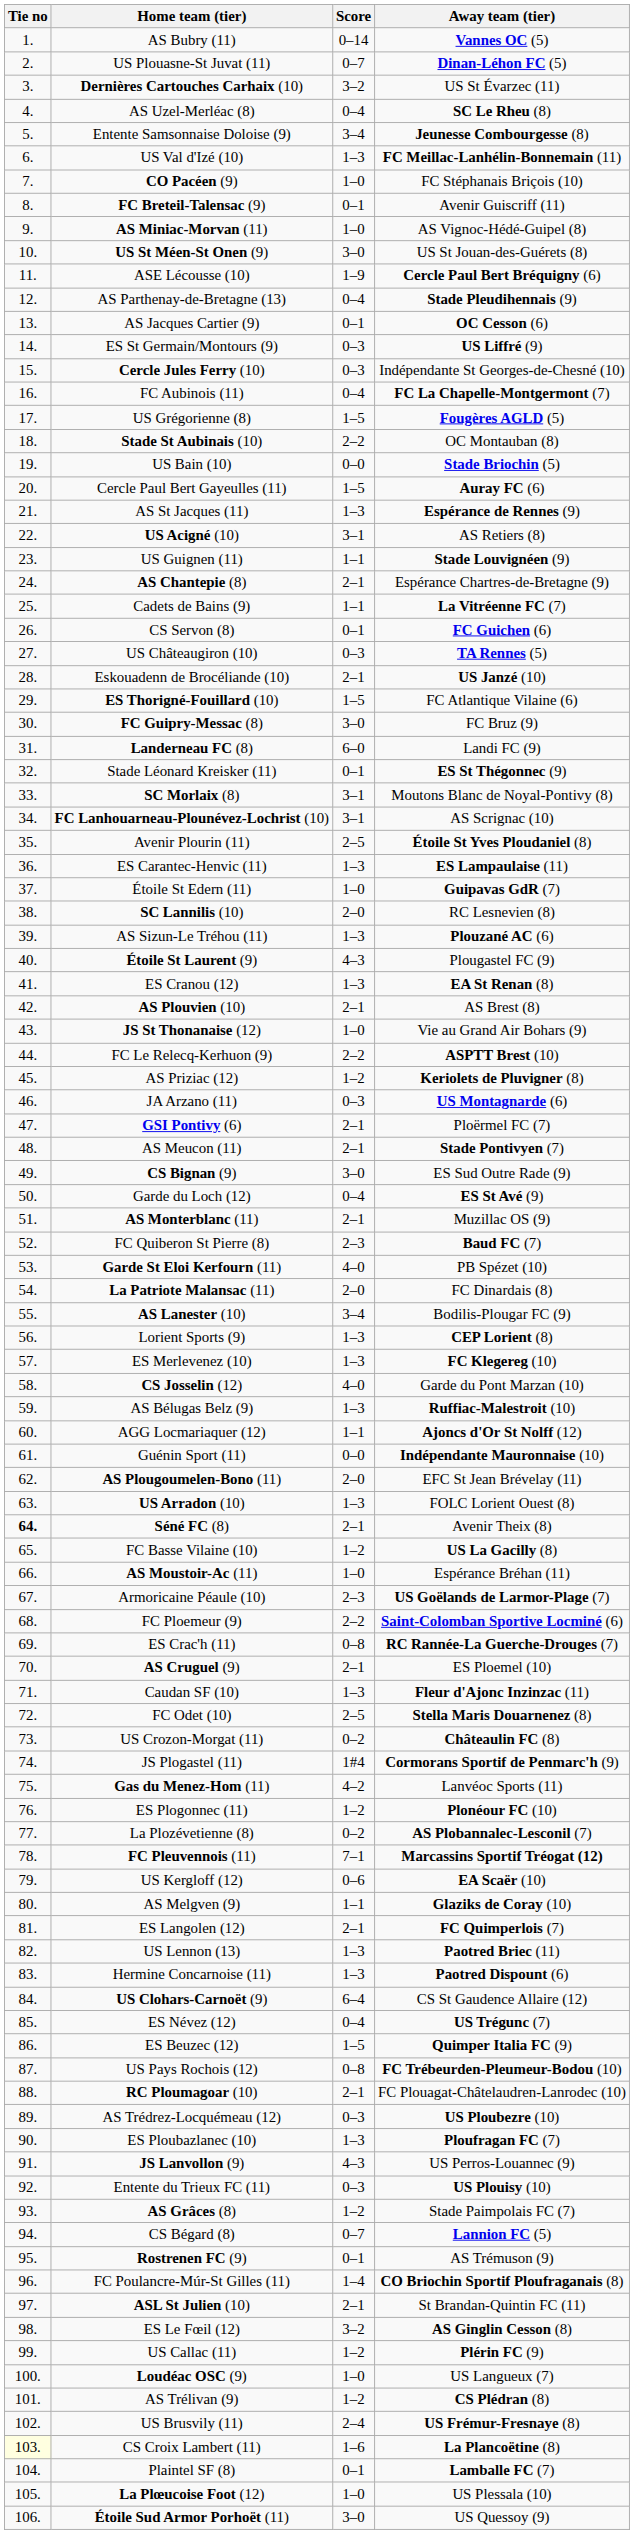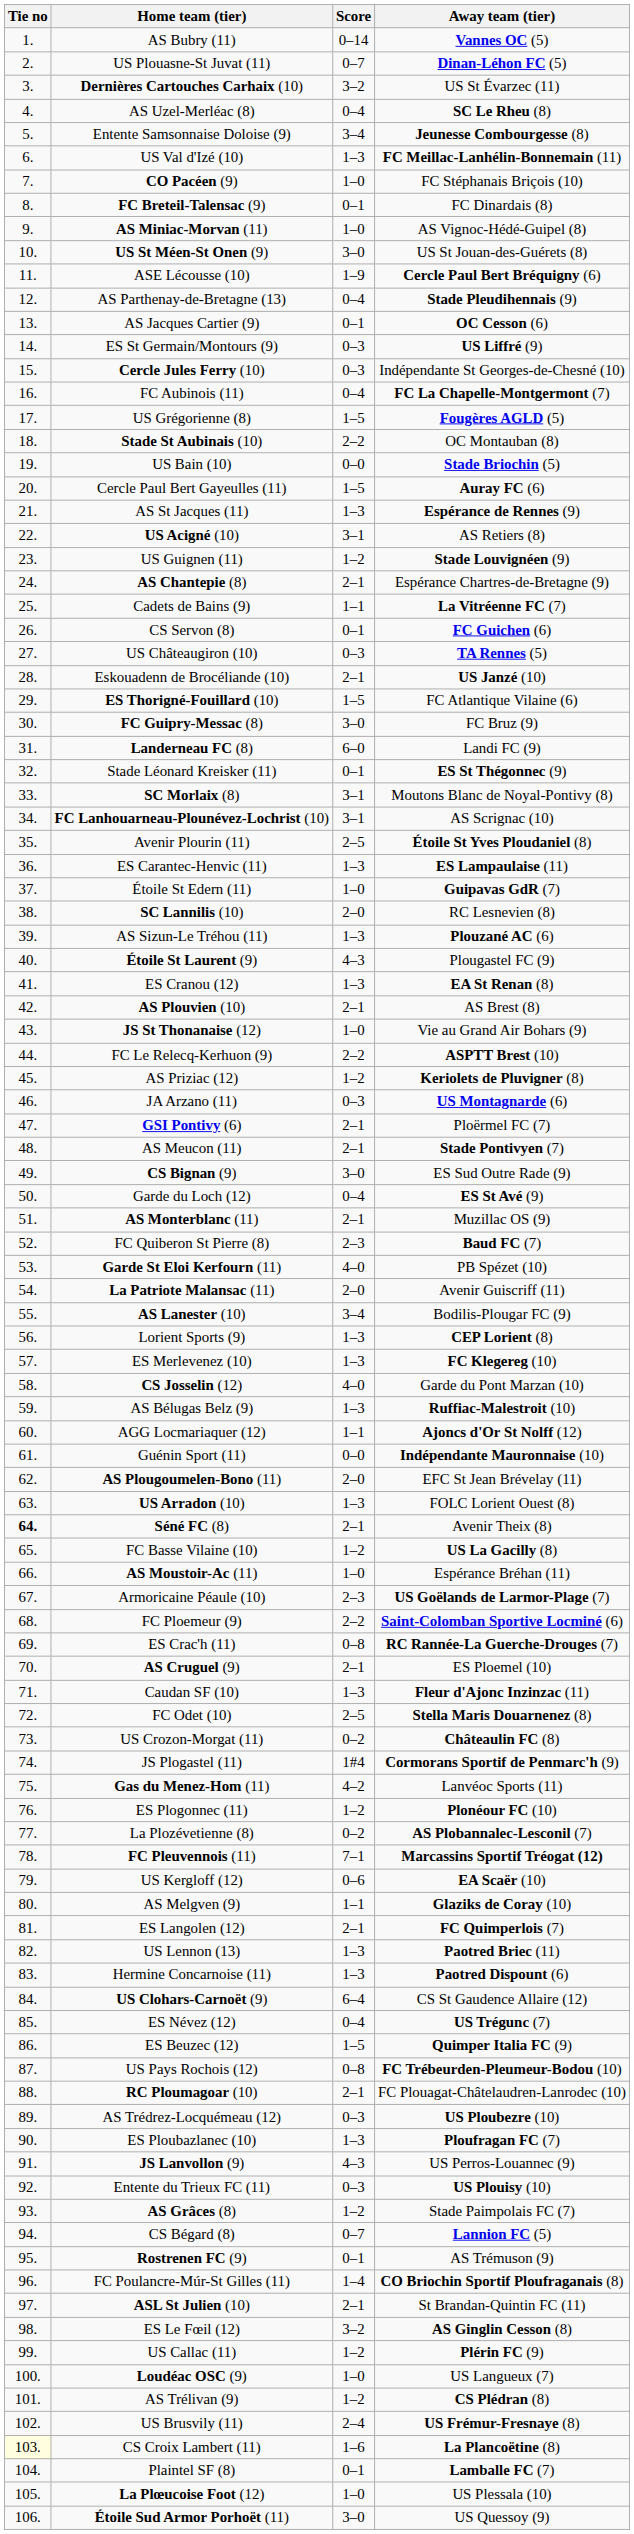(502, 205) Avenir Guiscriff (11) -> (502, 205) FC Dinardais (8)
(354, 559) 1–1 -> (354, 559) 1–2
(502, 1290) FC Dinardais (8) -> (502, 1290) Avenir Guiscriff (11)
